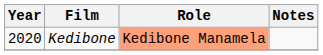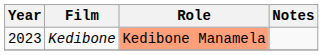(25, 39) 2020 -> (25, 39) 2023
